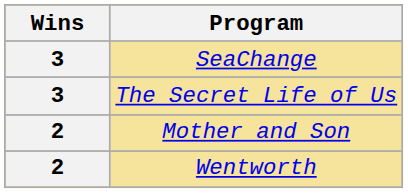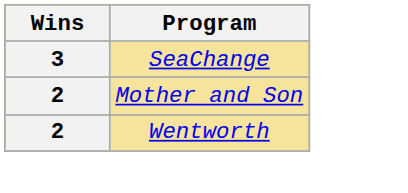- row: (256, 96)
